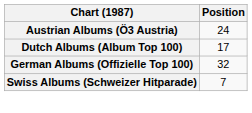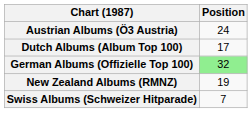(223, 64) no background -> (223, 64) lightgreen background
+ row: (102, 82)
